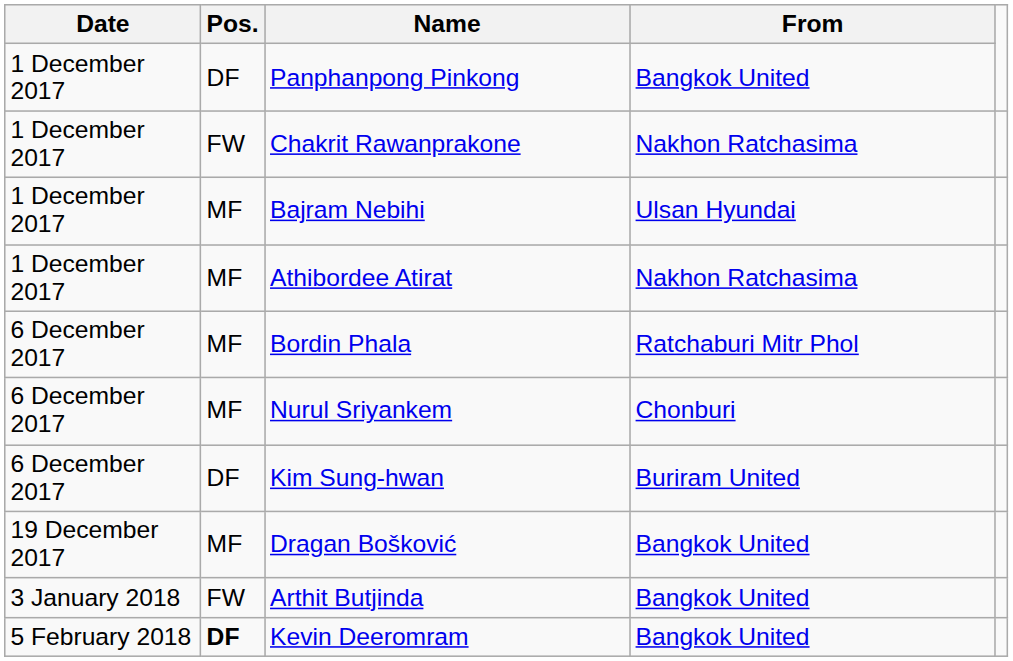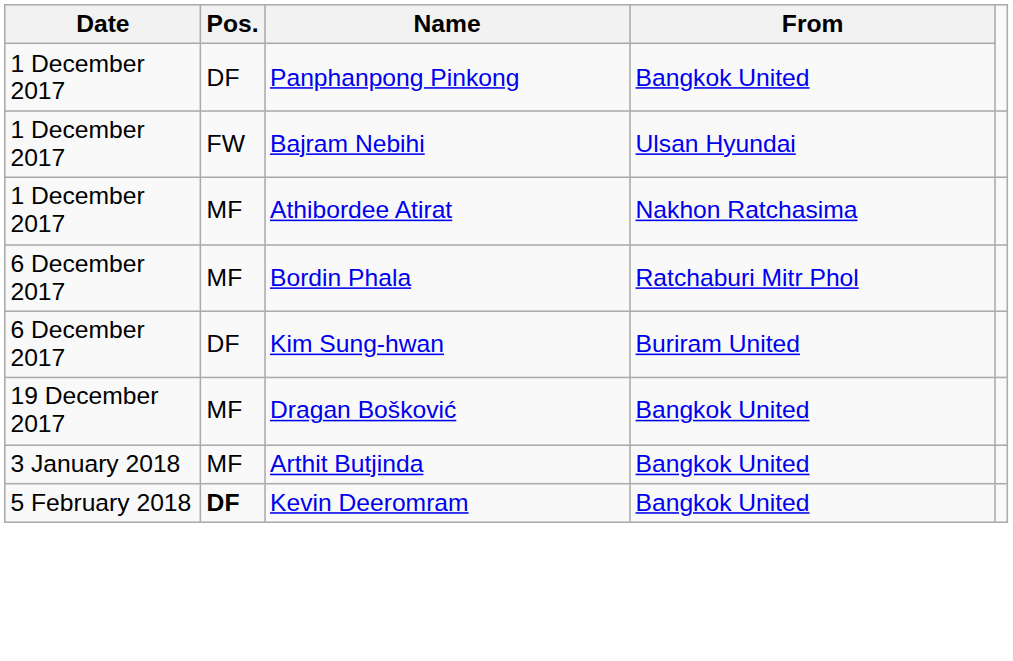- row: (395, 143)
(224, 210) MF -> (226, 143) FW
- row: (361, 410)
(226, 597) FW -> (224, 463) MF
